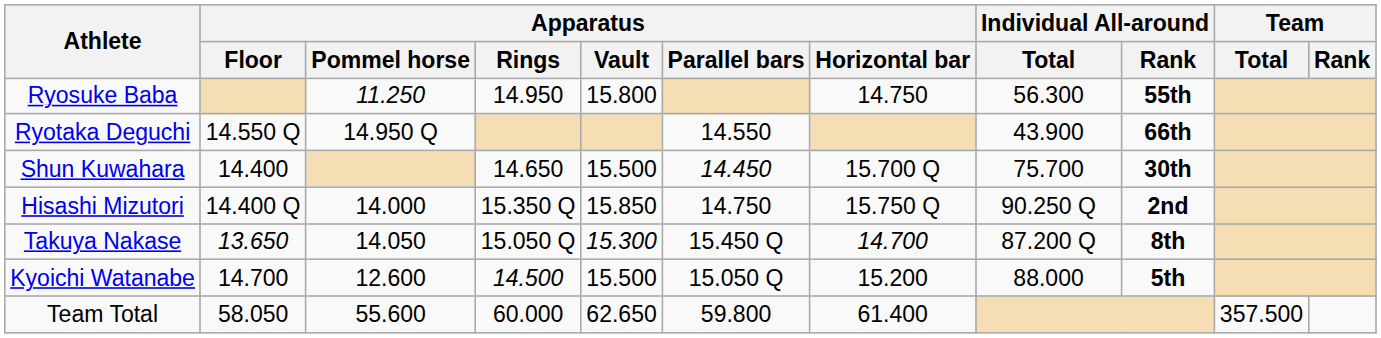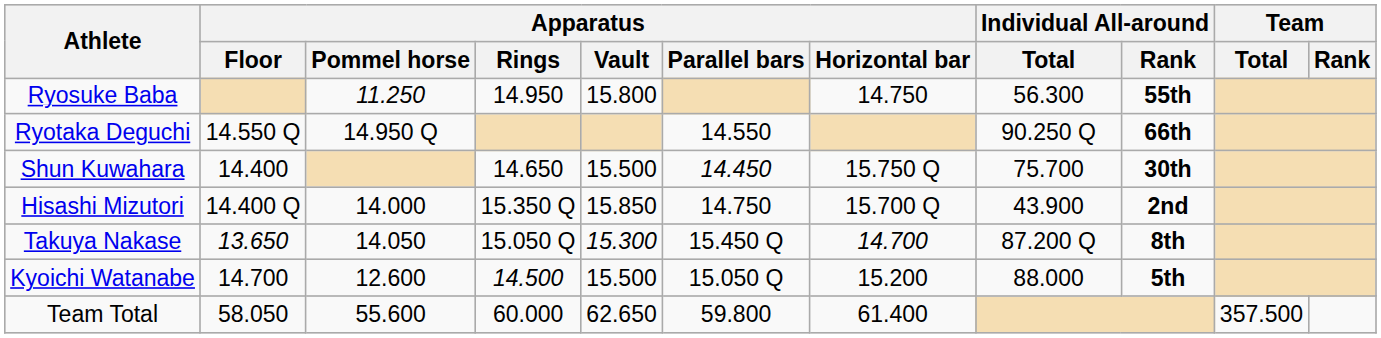(1049, 133) 43.900 -> (1049, 133) 90.250 Q
(893, 169) 15.700 Q -> (893, 169) 15.750 Q
(893, 205) 15.750 Q -> (893, 205) 15.700 Q
(1049, 205) 90.250 Q -> (1049, 205) 43.900
